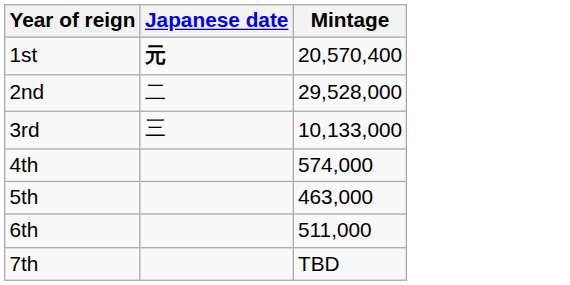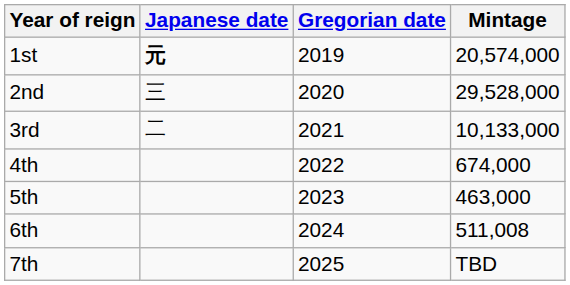+ column: (372, 20)
(350, 55) 20,570,400 -> (508, 55) 20,574,000
(155, 92) 二 -> (155, 92) 三
(155, 129) 三 -> (155, 129) 二
(336, 164) 574,000 -> (493, 164) 674,000
(335, 230) 511,000 -> (492, 230) 511,008
